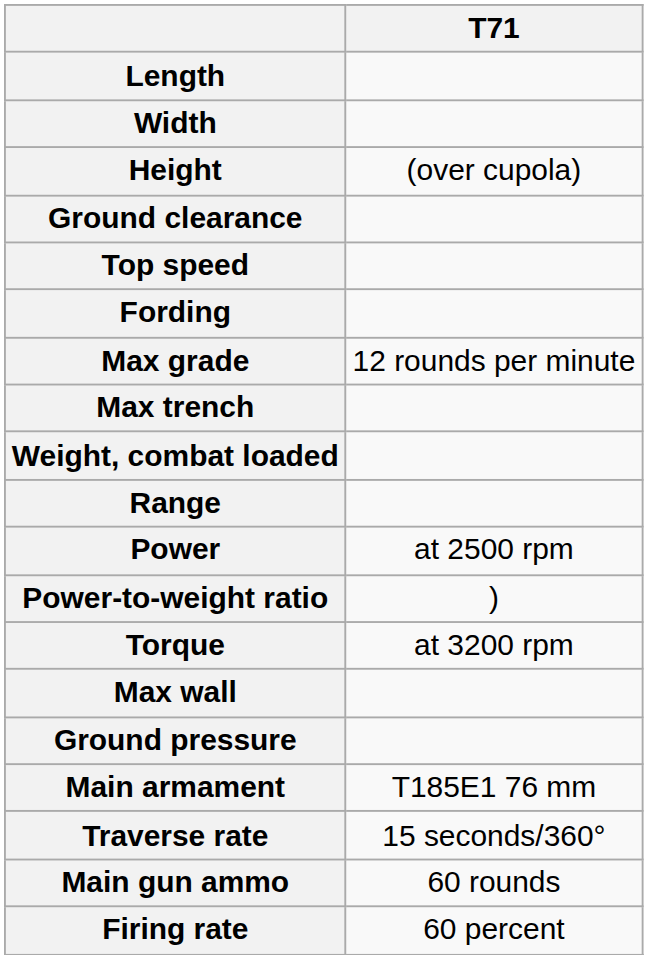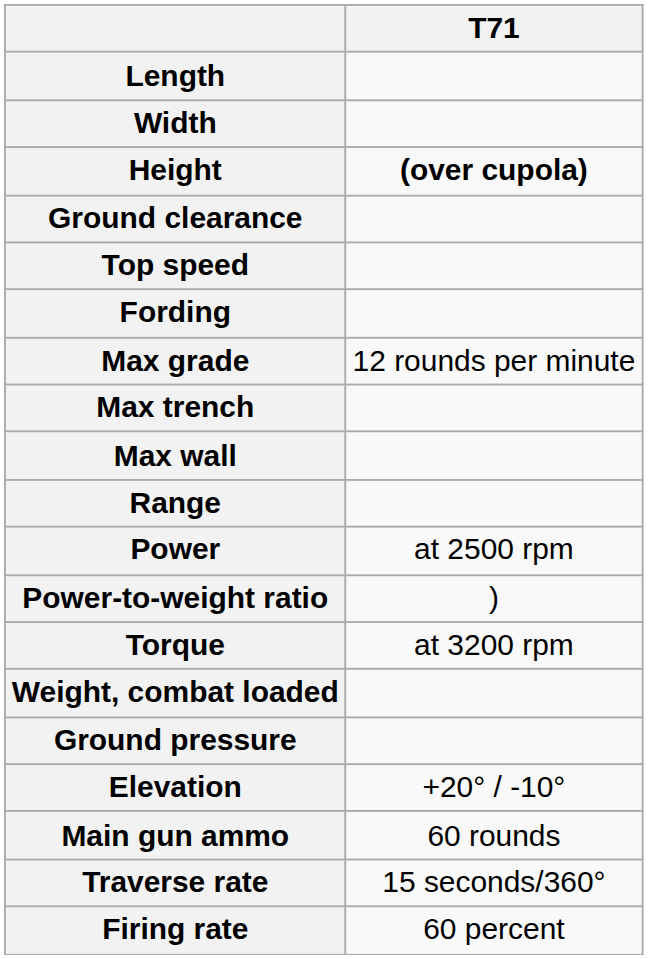(494, 170) normal -> (494, 170) bold
rows swapped: (175, 692) <-> (175, 455)
- row: (175, 787)
+ row: (175, 787)
rows swapped: (175, 834) <-> (175, 882)
